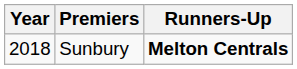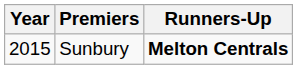(30, 49) 2018 -> (30, 49) 2015
